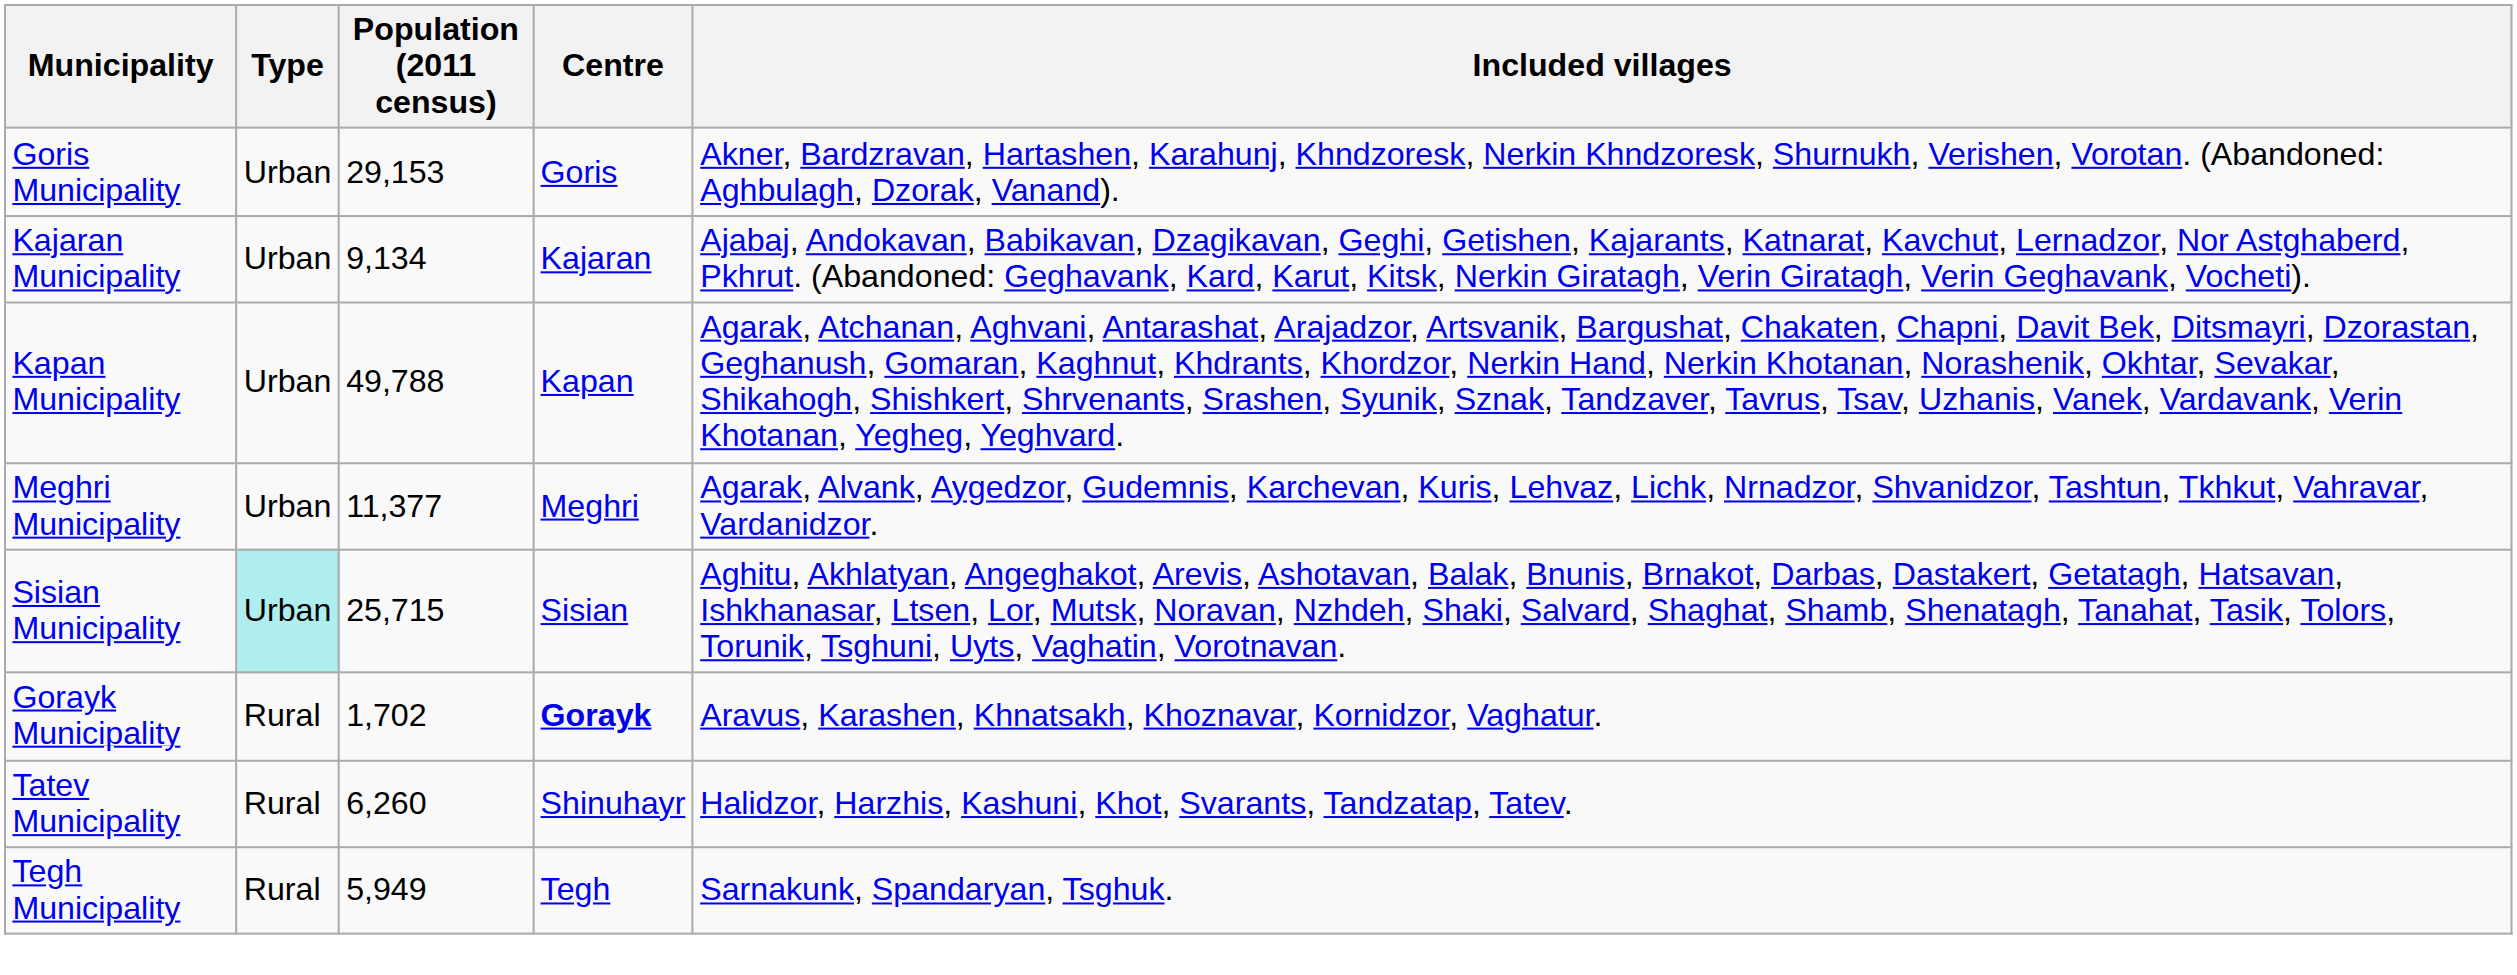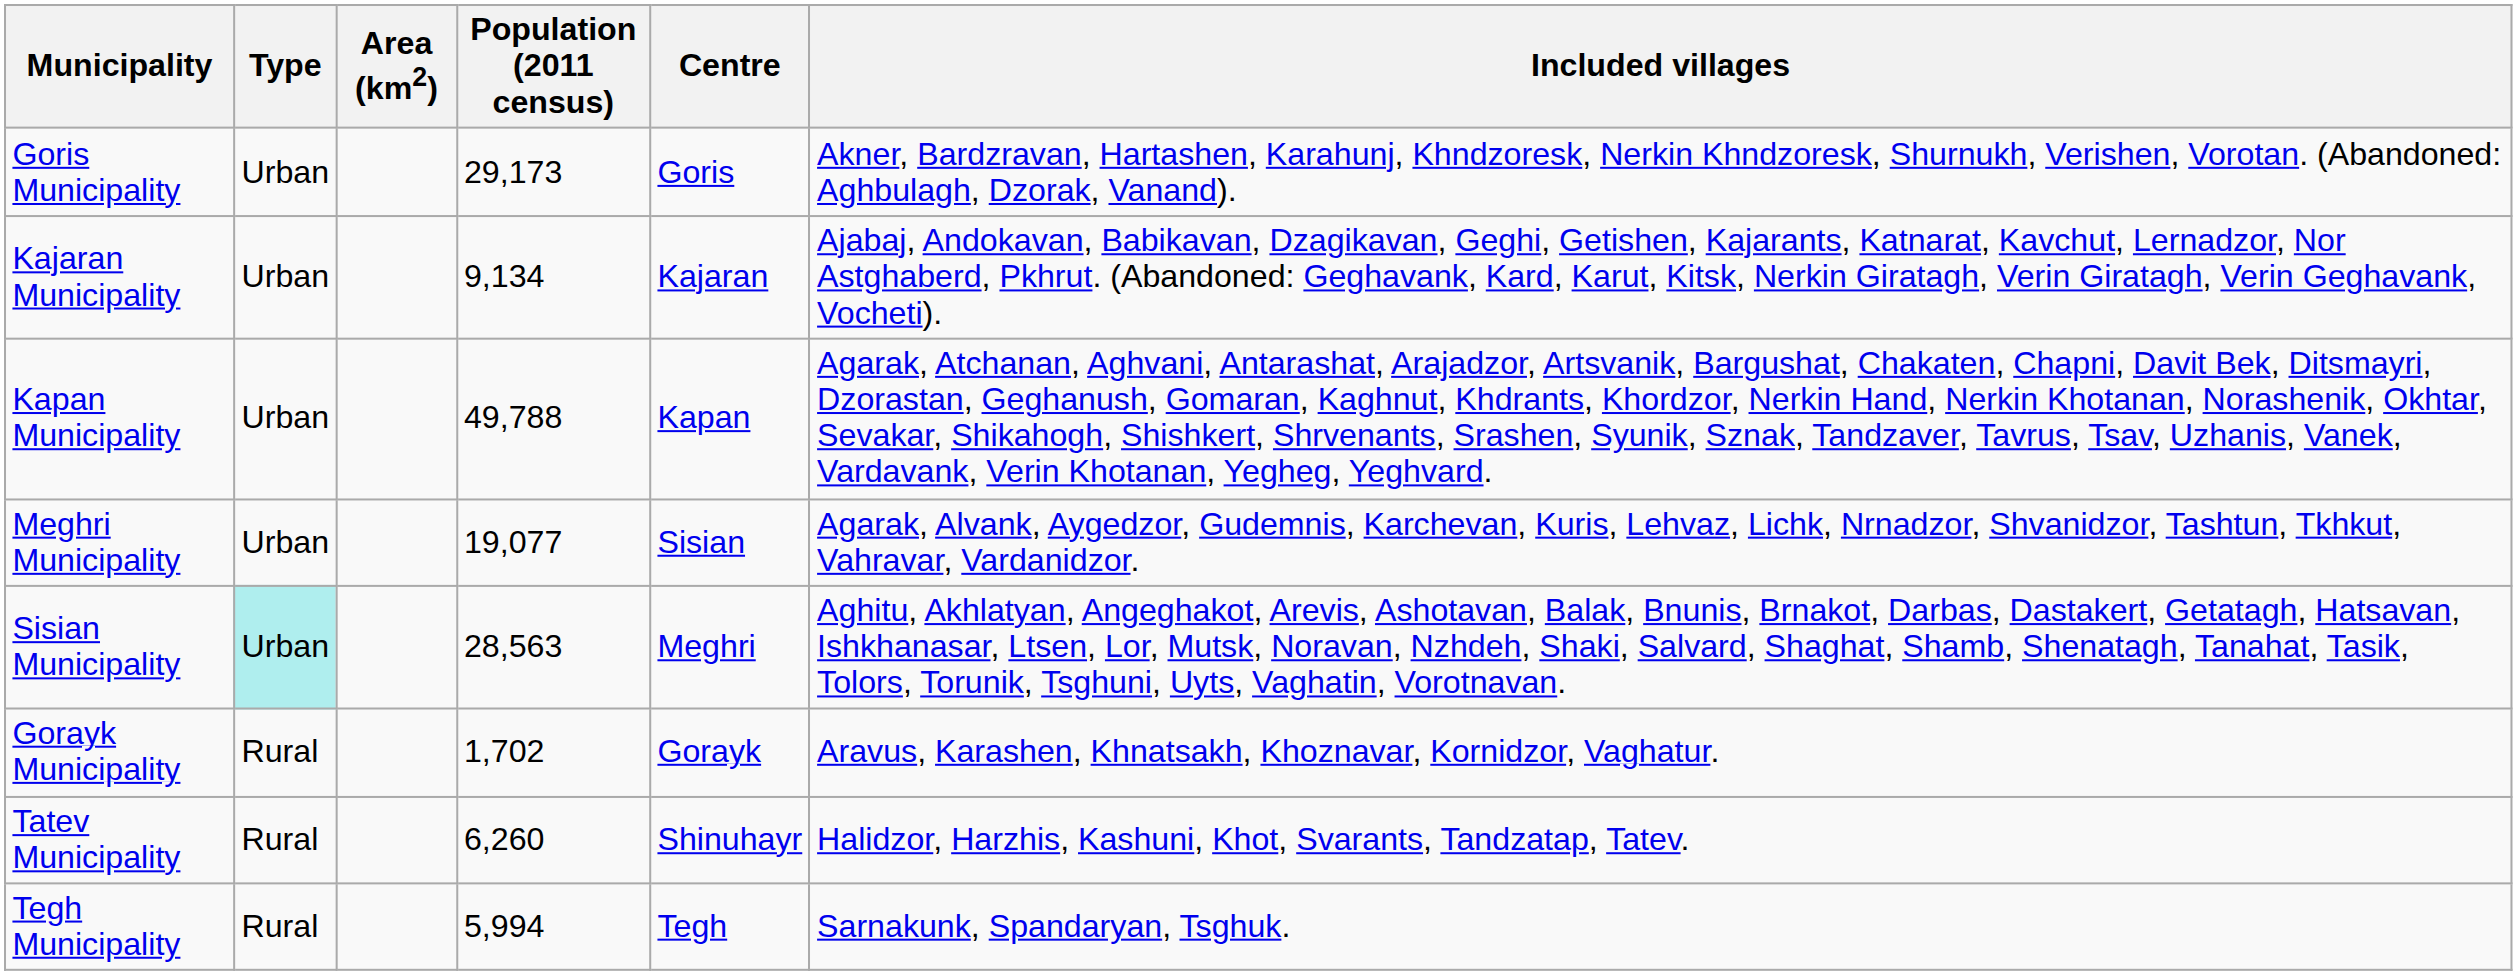+ column: (397, 66)
(395, 171) 29,153 -> (513, 171) 29,173
(394, 505) 11,377 -> (513, 541) 19,077
(590, 505) Meghri -> (701, 541) Sisian
(395, 610) 25,715 -> (513, 646) 28,563
(584, 610) Sisian -> (707, 646) Meghri
(596, 715) bold -> (709, 752) normal
(386, 890) 5,949 -> (504, 926) 5,994
